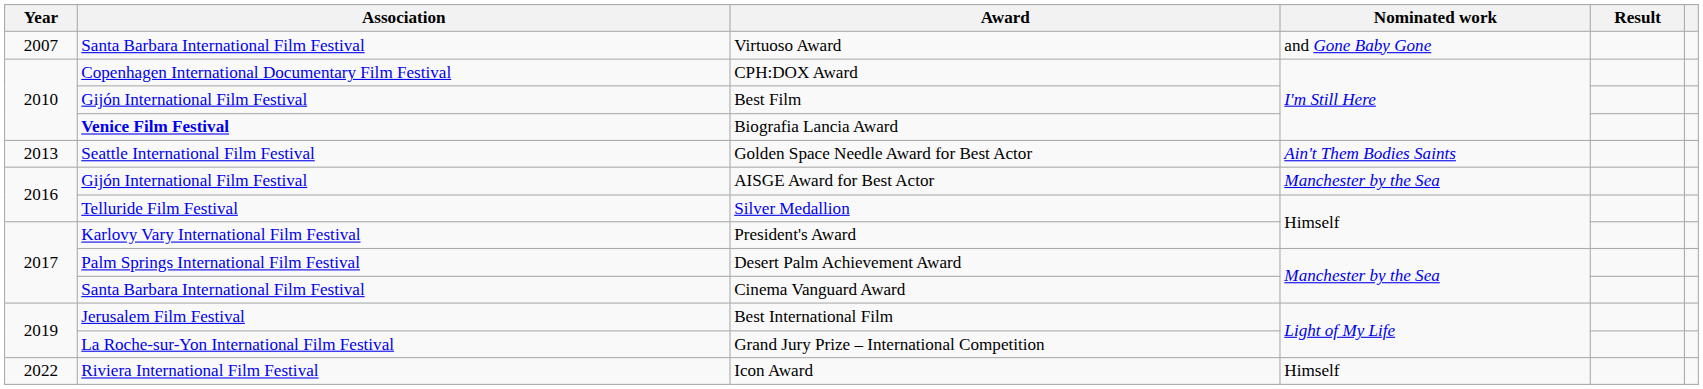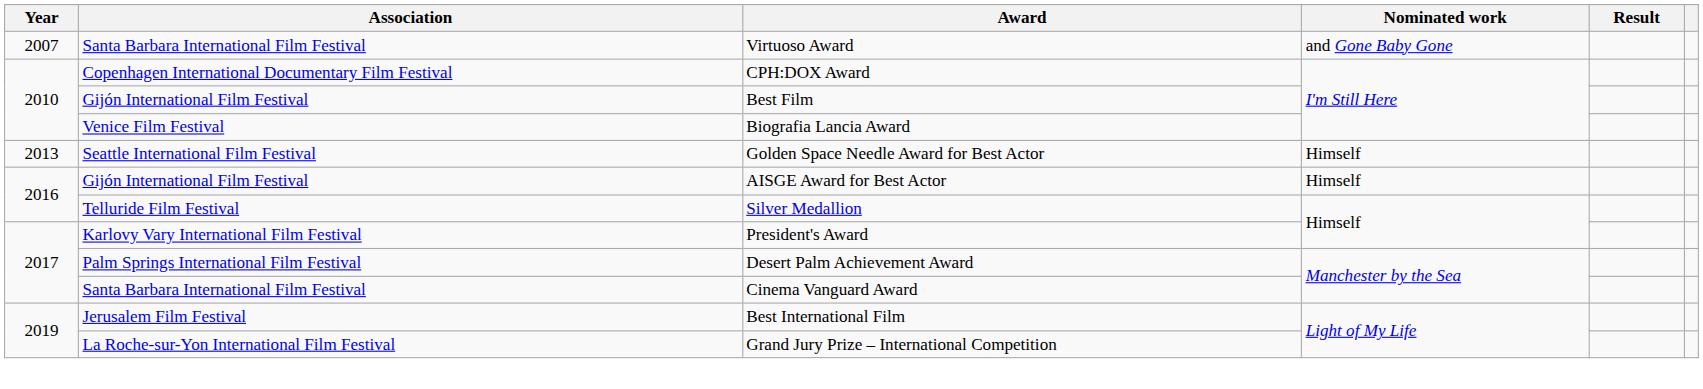(155, 126) bold -> (153, 126) normal
(1370, 153) Ain't Them Bodies Saints -> (1333, 153) Himself
(1362, 180) Manchester by the Sea -> (1333, 180) Himself
- row: (774, 371)
